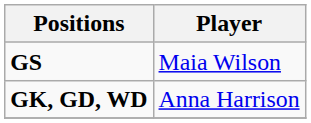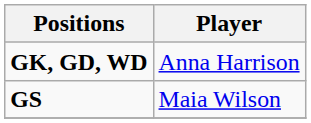rows swapped: (26, 61) <-> (79, 99)
